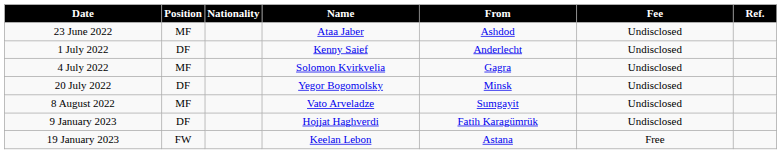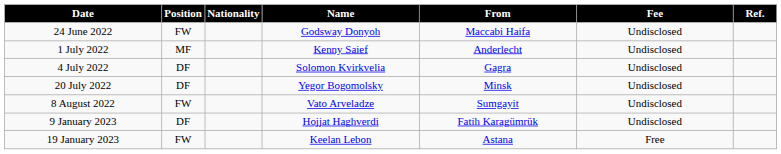- row: (83, 31)
+ row: (83, 31)
(183, 50) DF -> (183, 50) MF
(183, 68) MF -> (183, 68) DF
(183, 104) MF -> (183, 104) FW
